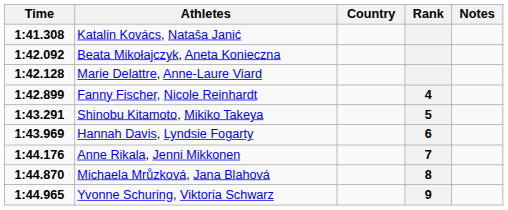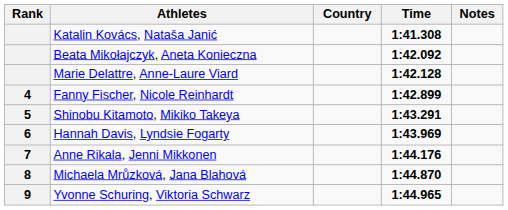columns swapped: (428, 14) <-> (39, 14)
